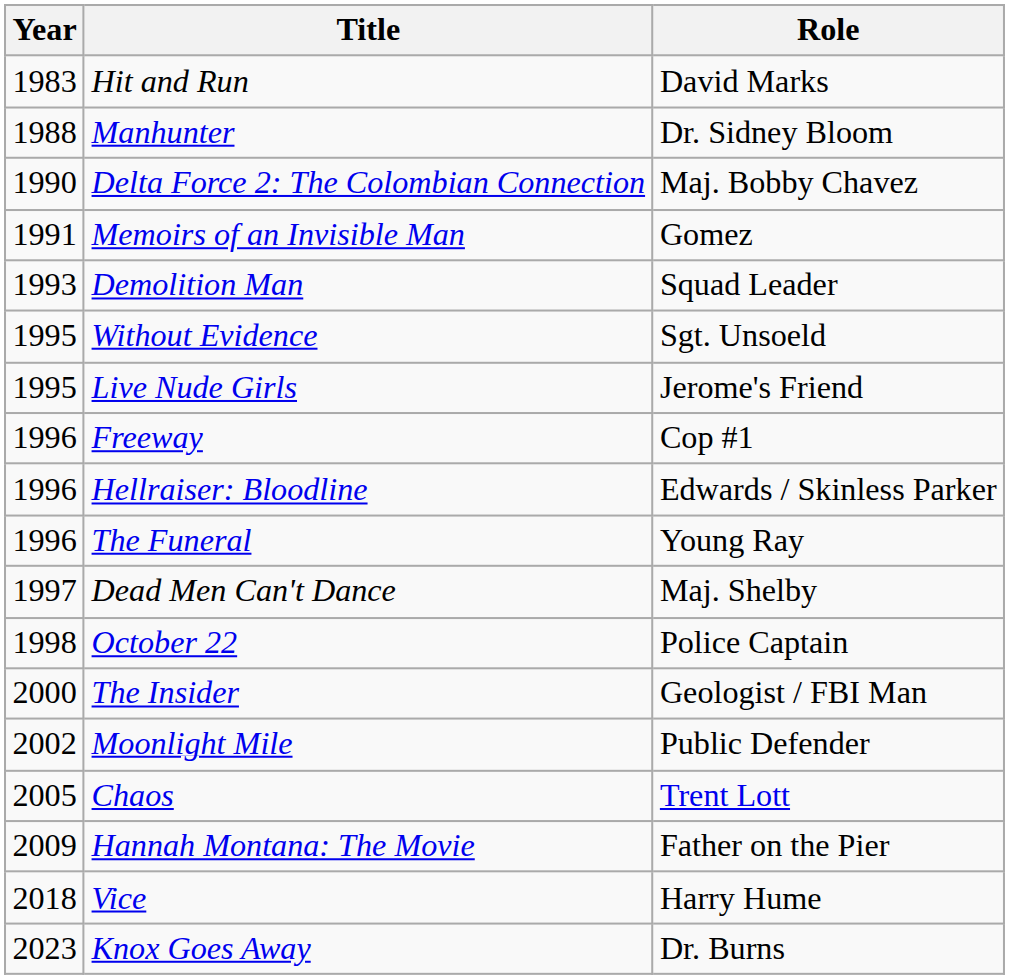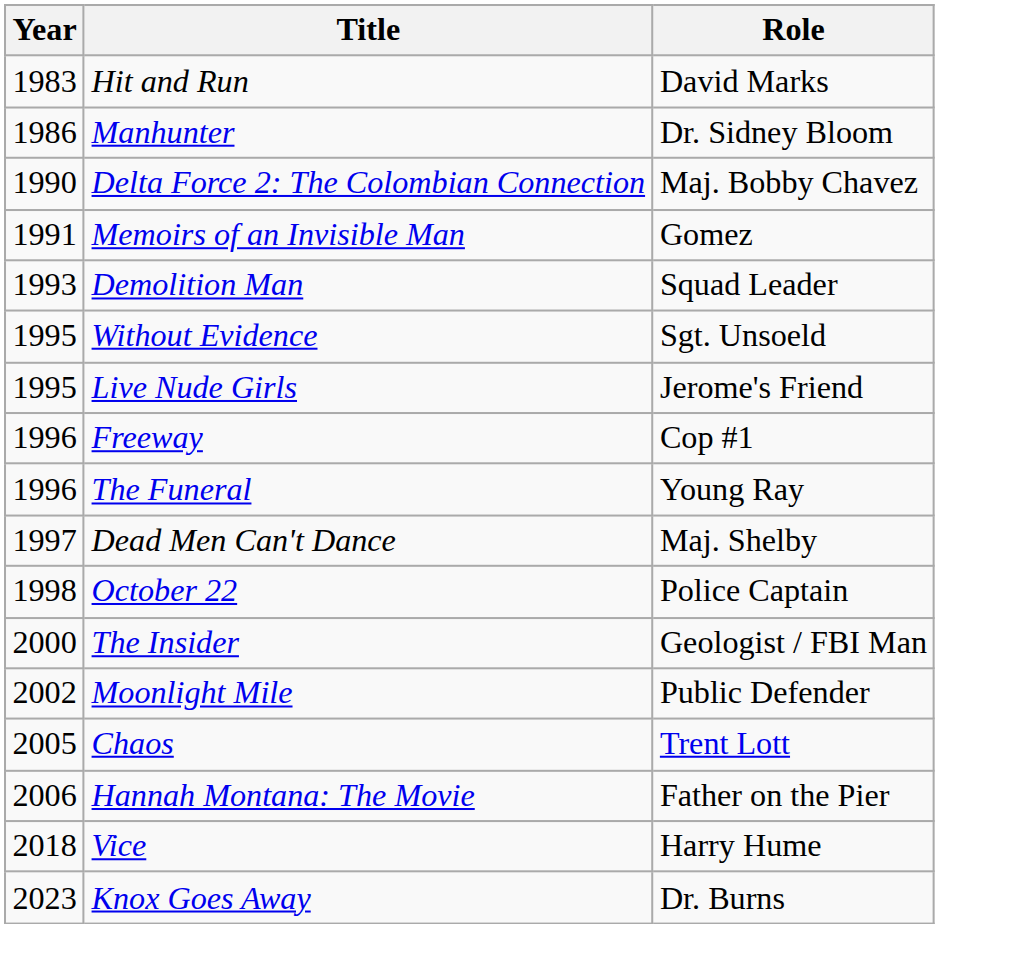(45, 132) 1988 -> (45, 132) 1986
- row: (230, 489)
(45, 846) 2009 -> (45, 795) 2006
